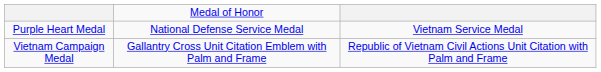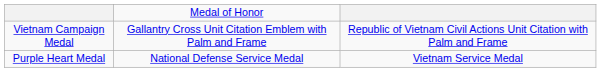rows swapped: (59, 30) <-> (59, 53)
